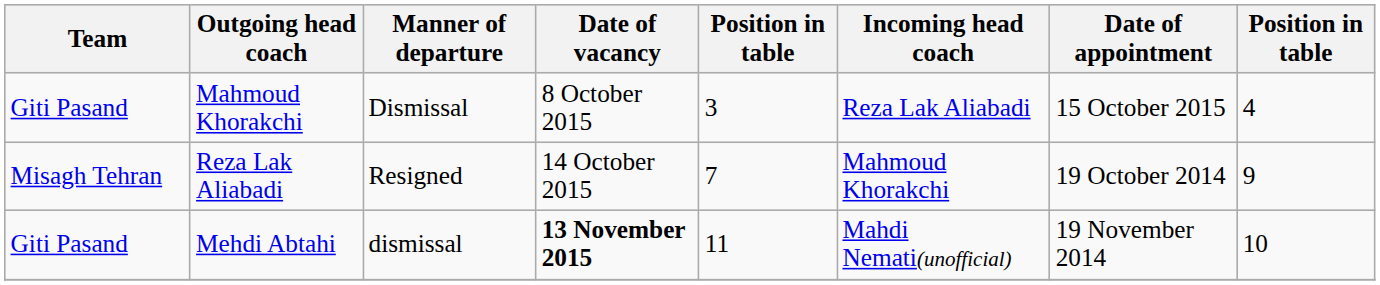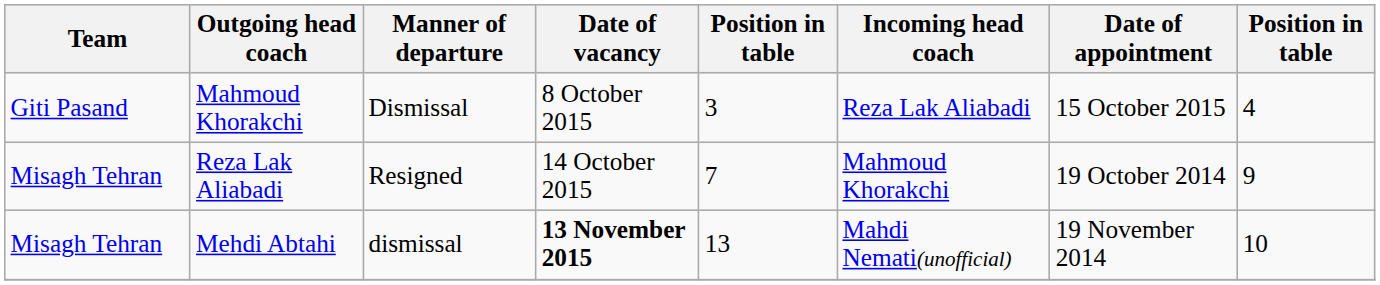(69, 244) Giti Pasand -> (86, 244) Misagh Tehran
(717, 244) 11 -> (717, 244) 13
